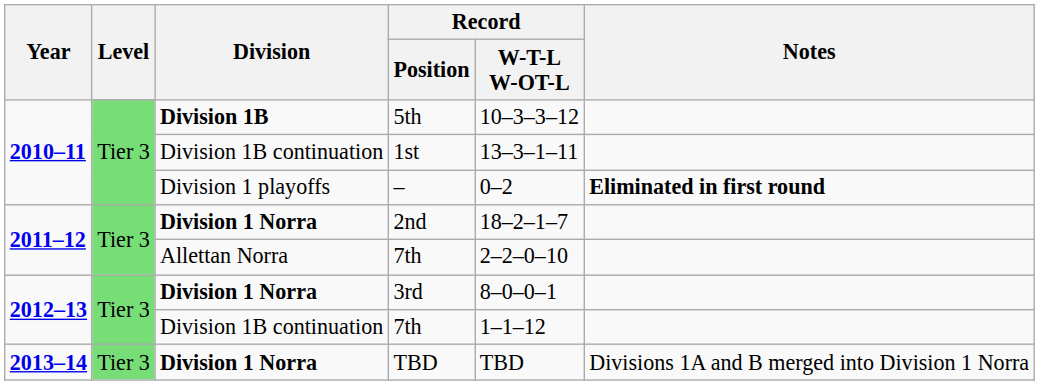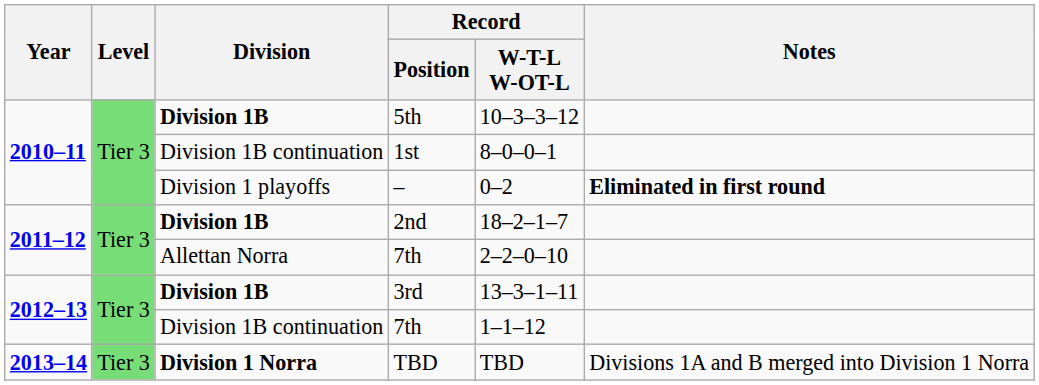(529, 151) 13–3–1–11 -> (518, 151) 8–0–0–1
(238, 221) Division 1 Norra -> (214, 221) Division 1B
(238, 291) Division 1 Norra -> (214, 291) Division 1B
(518, 291) 8–0–0–1 -> (529, 291) 13–3–1–11
